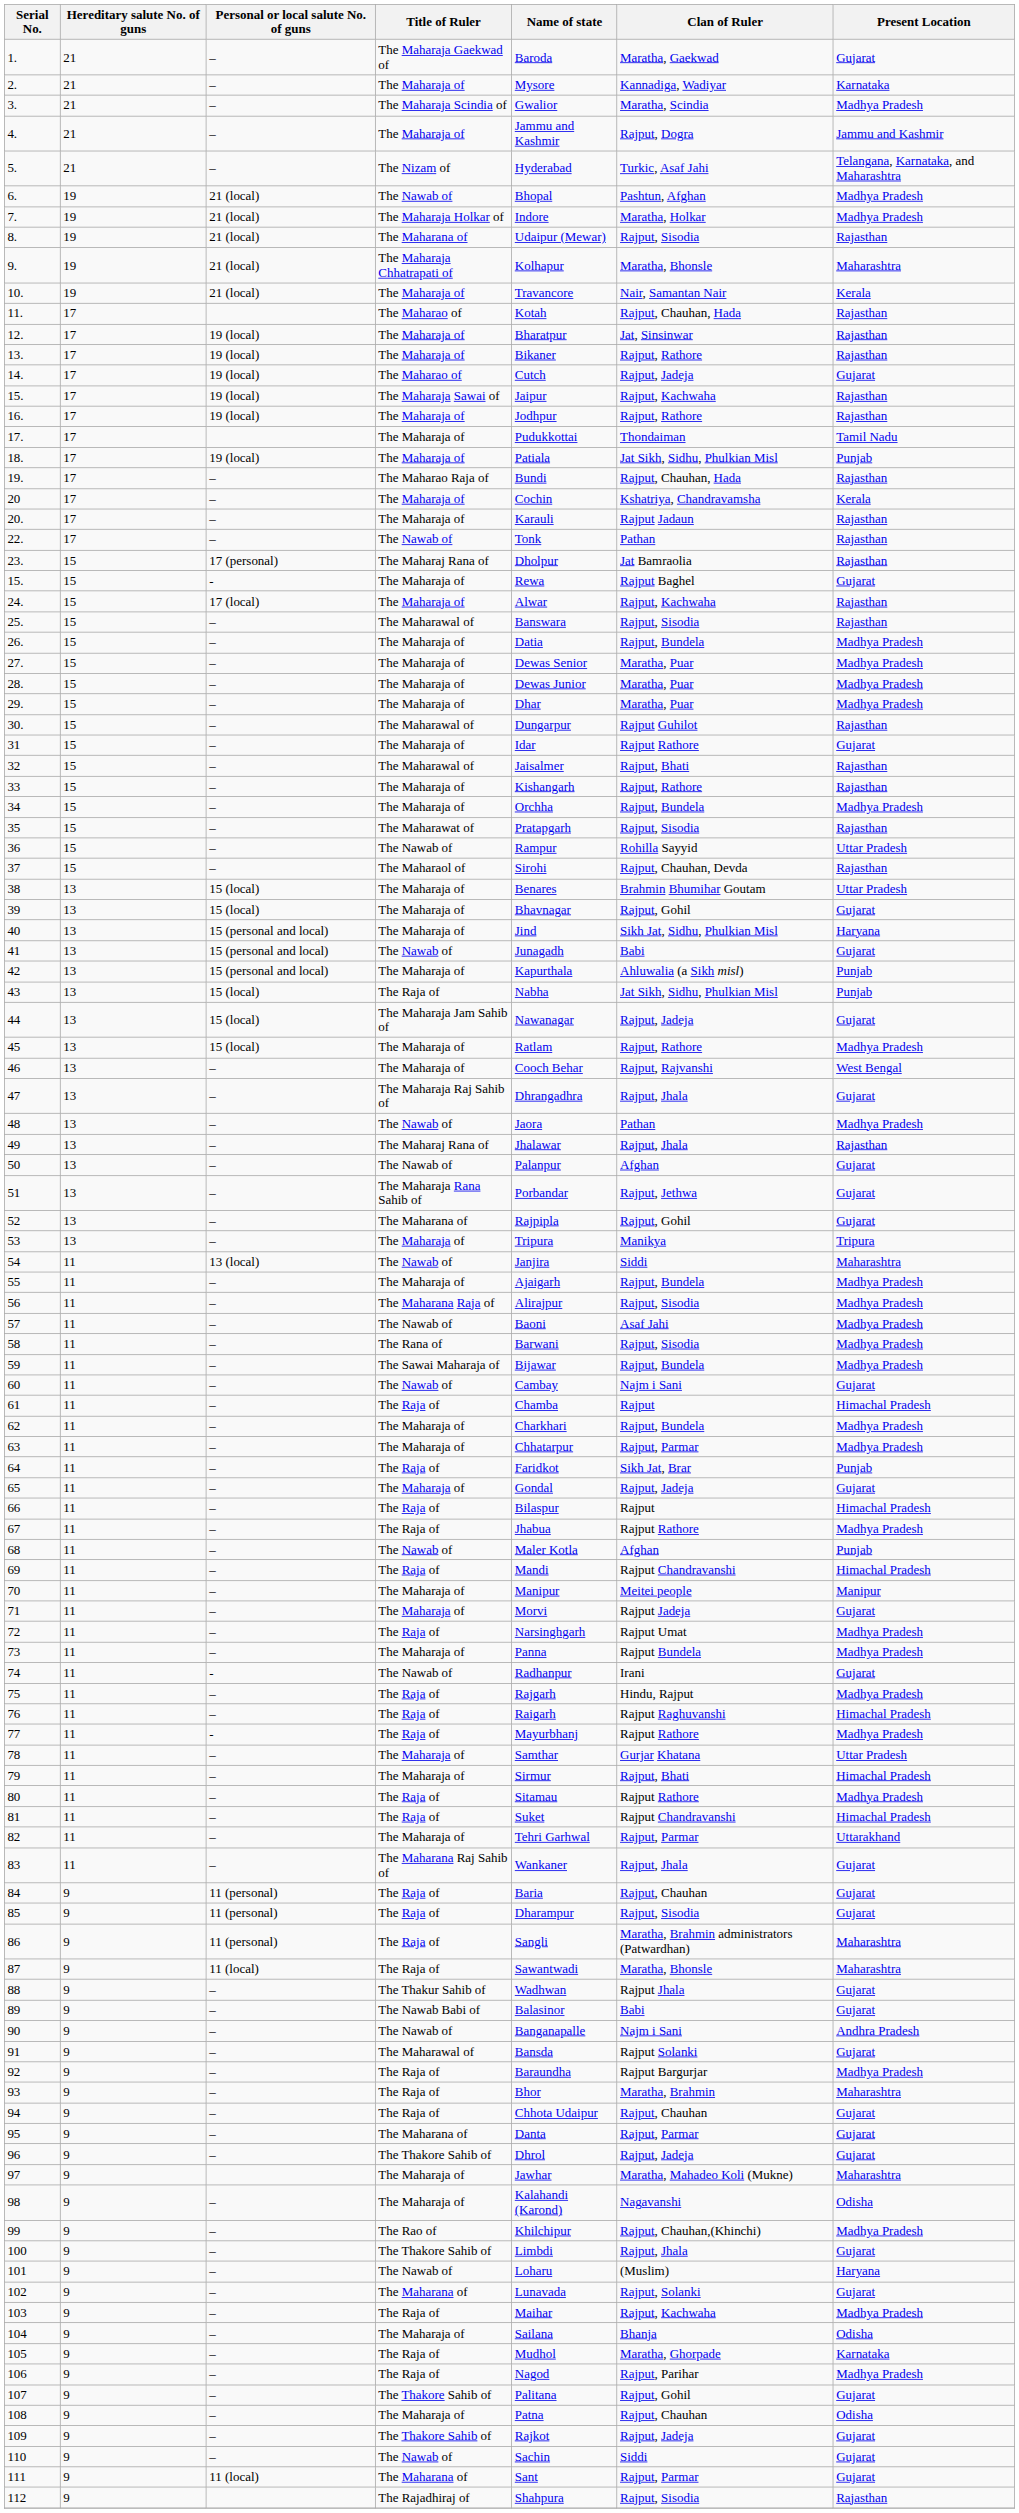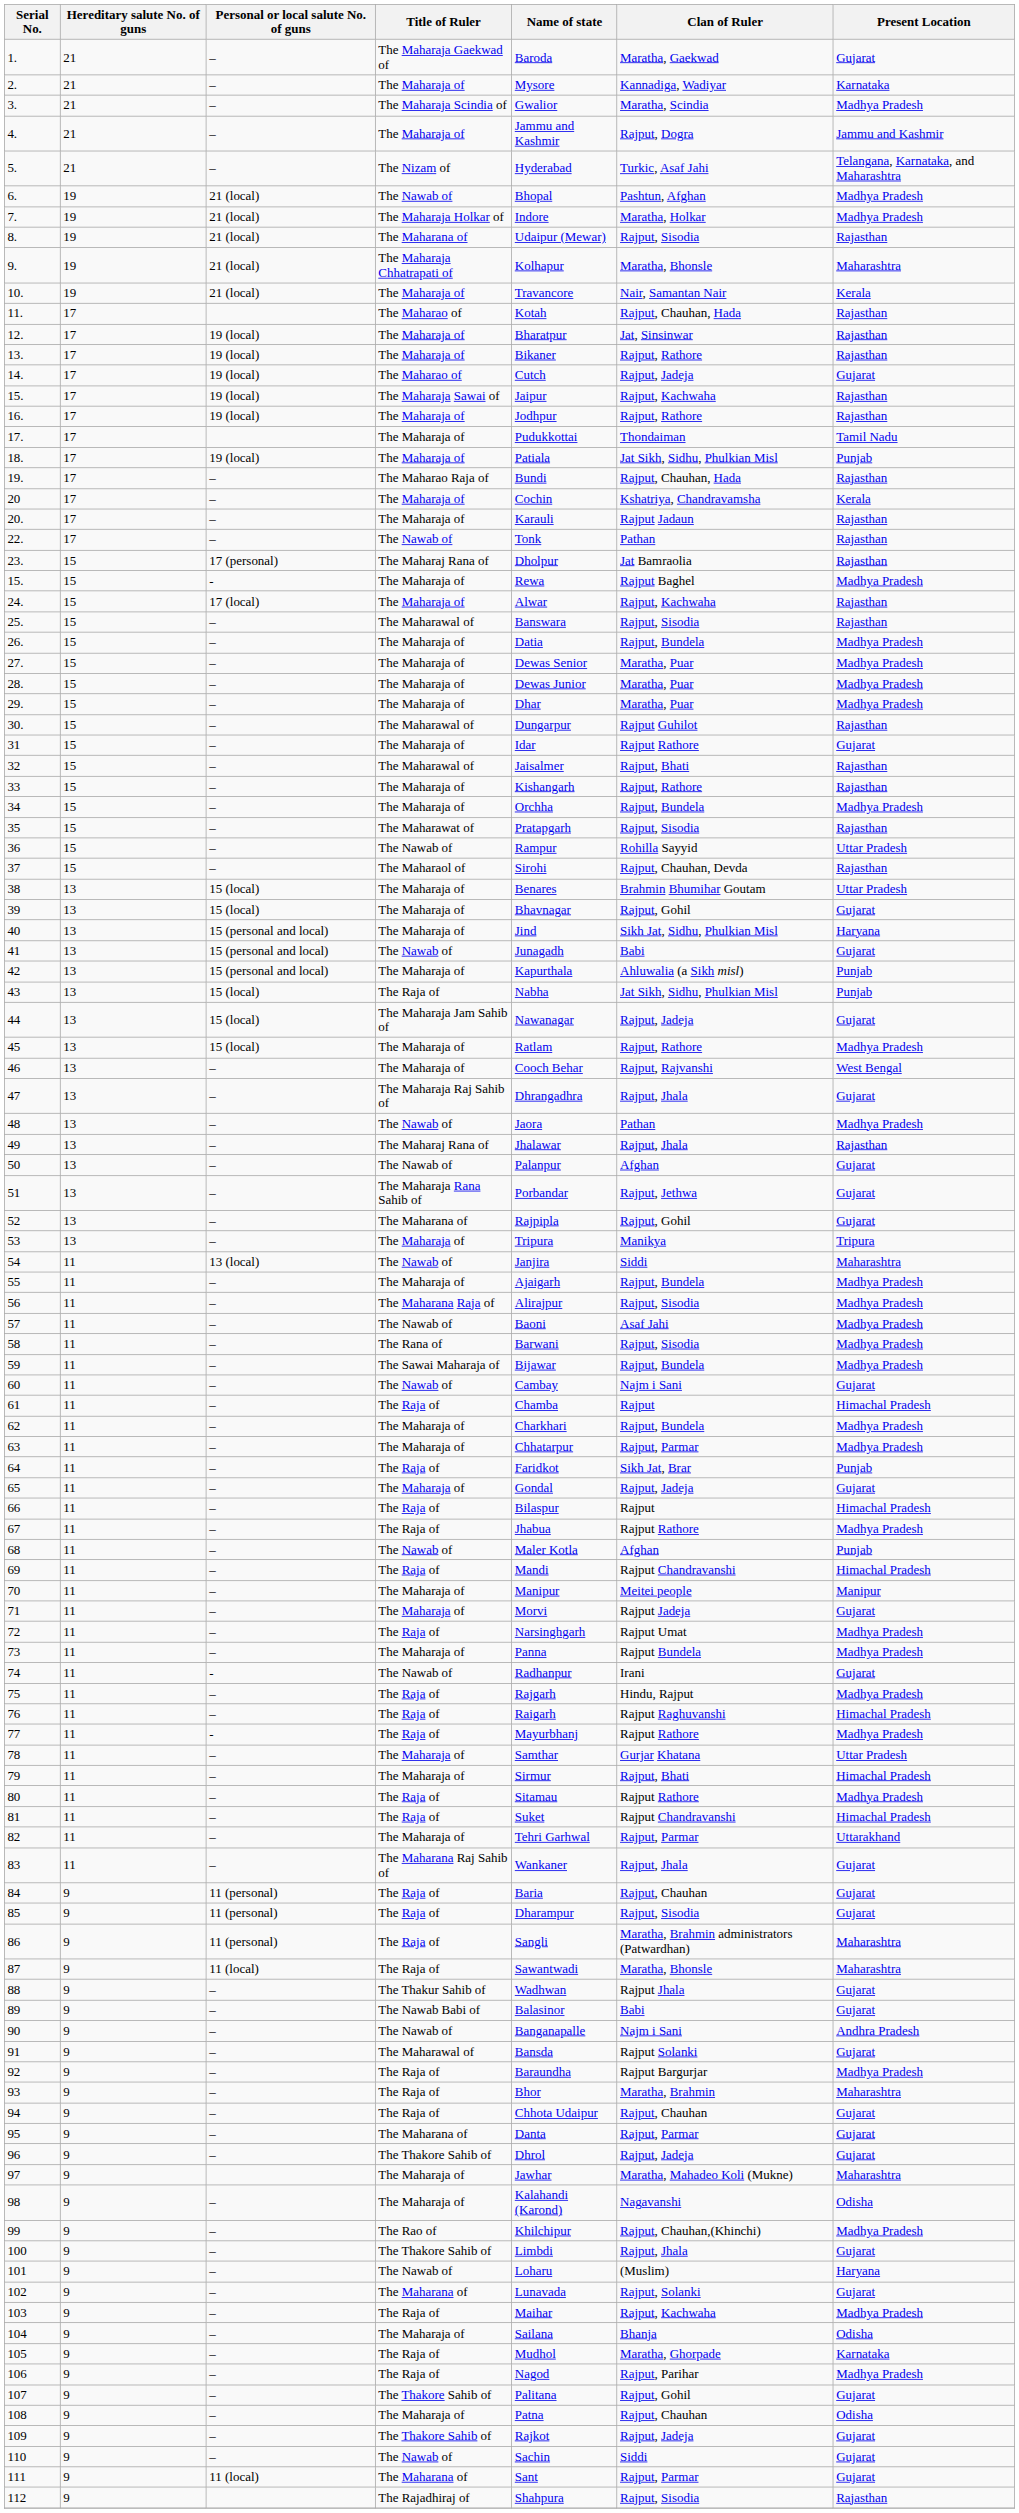(856, 580) Gujarat -> (880, 580) Madhya Pradesh
